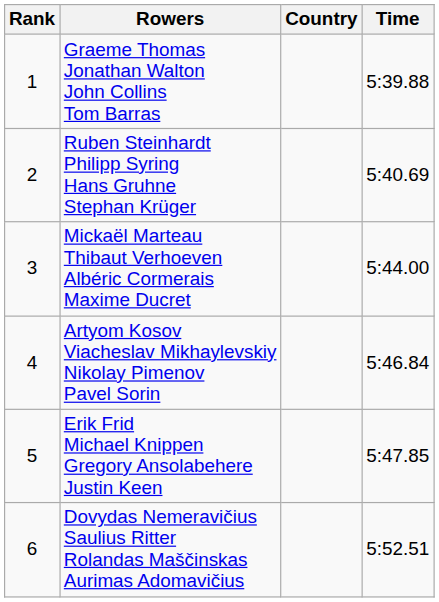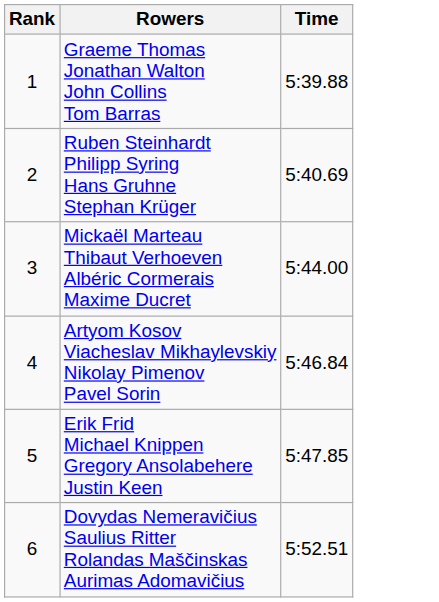- column: (321, 19)
